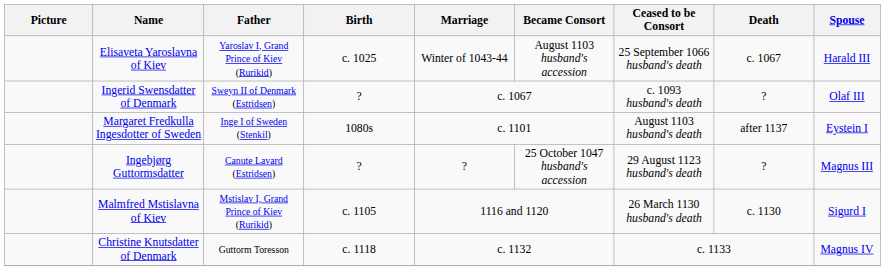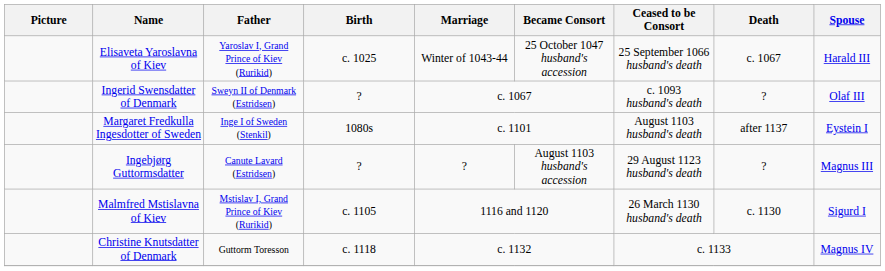(564, 58) August 1103 husband's accession -> (564, 58) 25 October 1047 husband's accession
(564, 166) 25 October 1047 husband's accession -> (564, 166) August 1103 husband's accession
